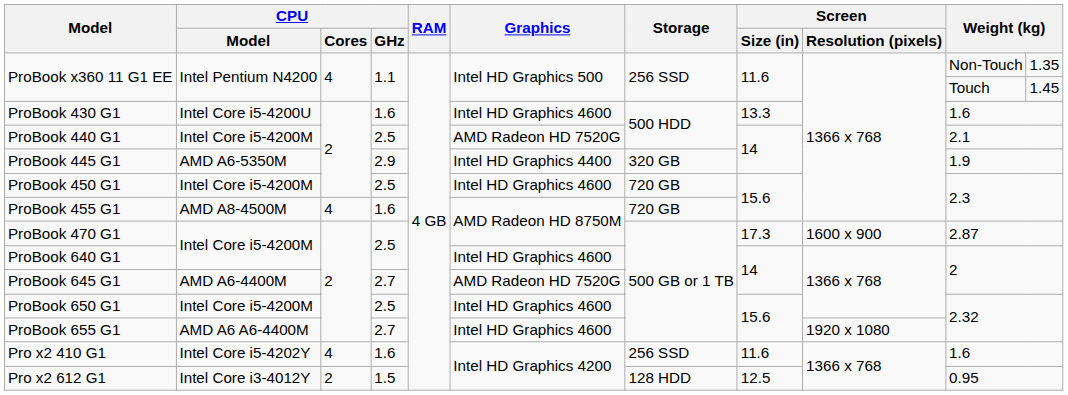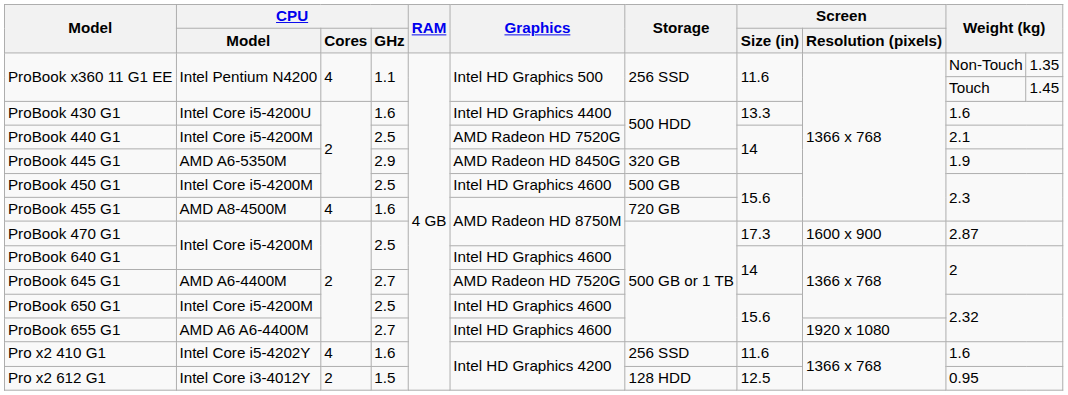(532, 112) Intel HD Graphics 4600 -> (532, 112) Intel HD Graphics 4400
(532, 161) Intel HD Graphics 4400 -> (537, 161) AMD Radeon HD 8450G
(654, 185) 720 GB -> (654, 185) 500 GB
